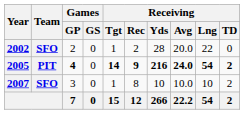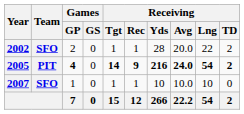(136, 48) 2 -> (136, 48) 1
(230, 48) 0 -> (230, 48) 2
(73, 83) 3 -> (73, 83) 1
(136, 83) 8 -> (136, 83) 1
(230, 83) 2 -> (230, 83) 0
